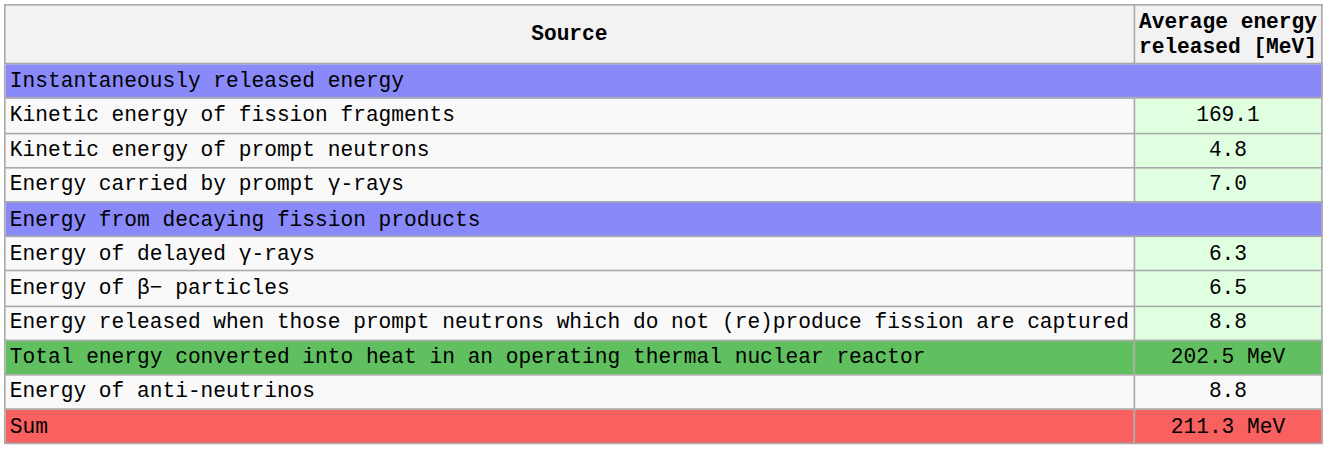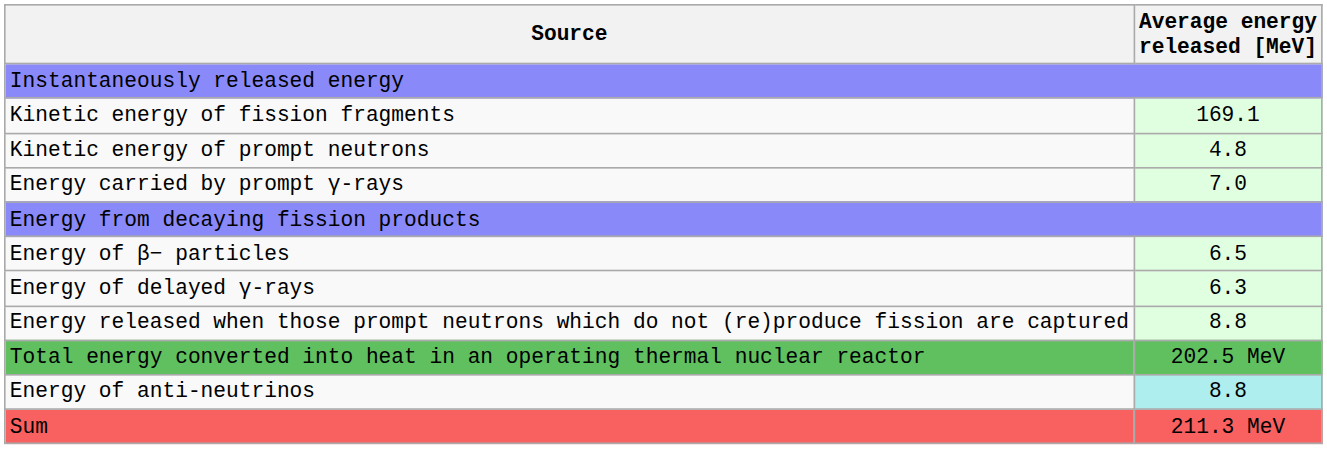rows swapped: (150, 288) <-> (162, 254)
(1228, 392) no background -> (1228, 392) paleturquoise background
